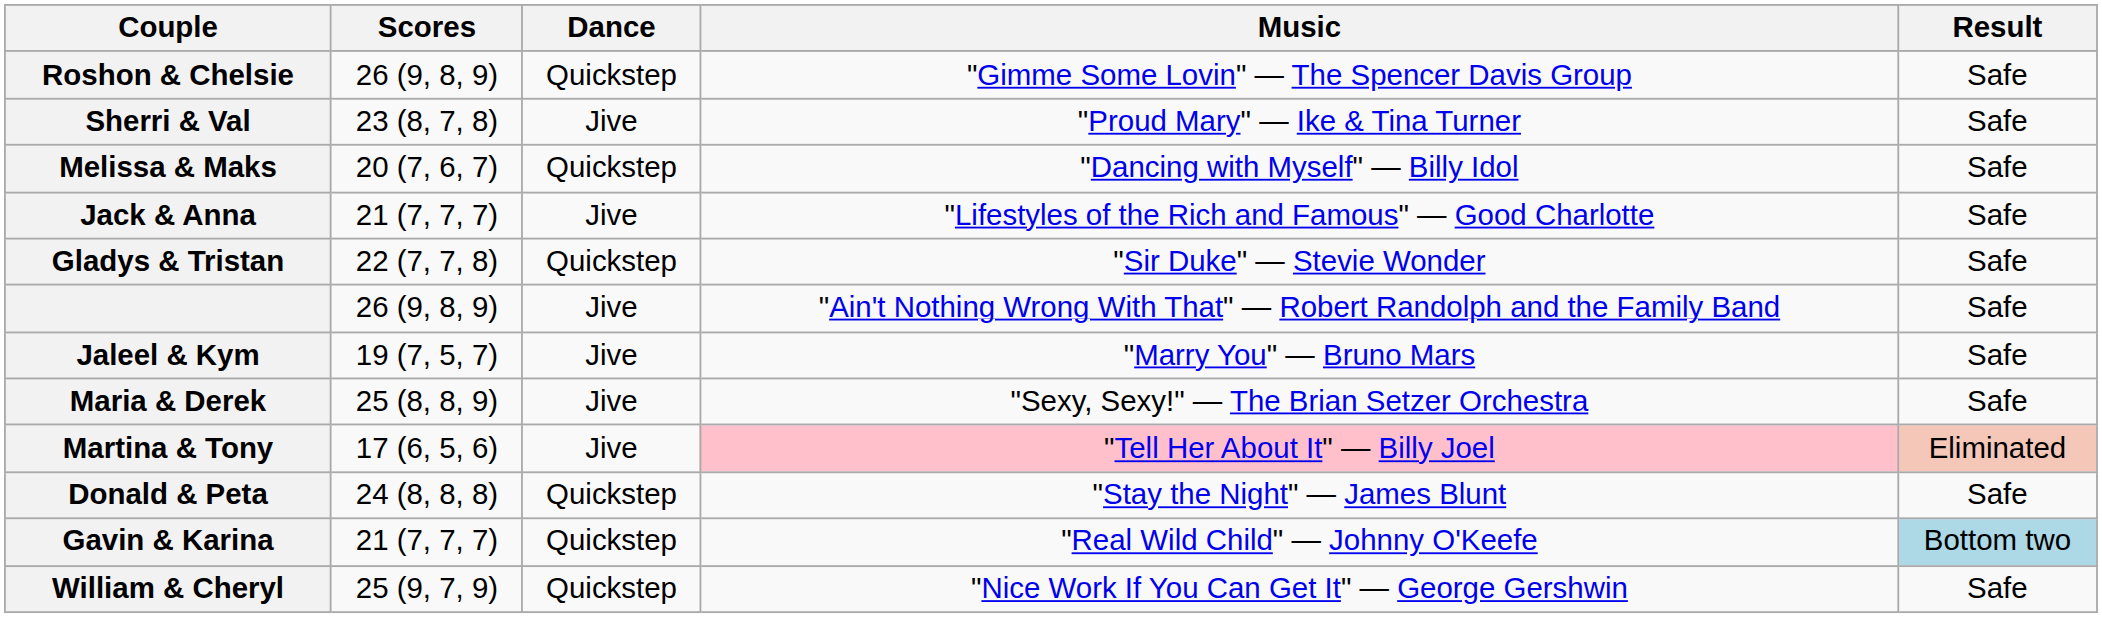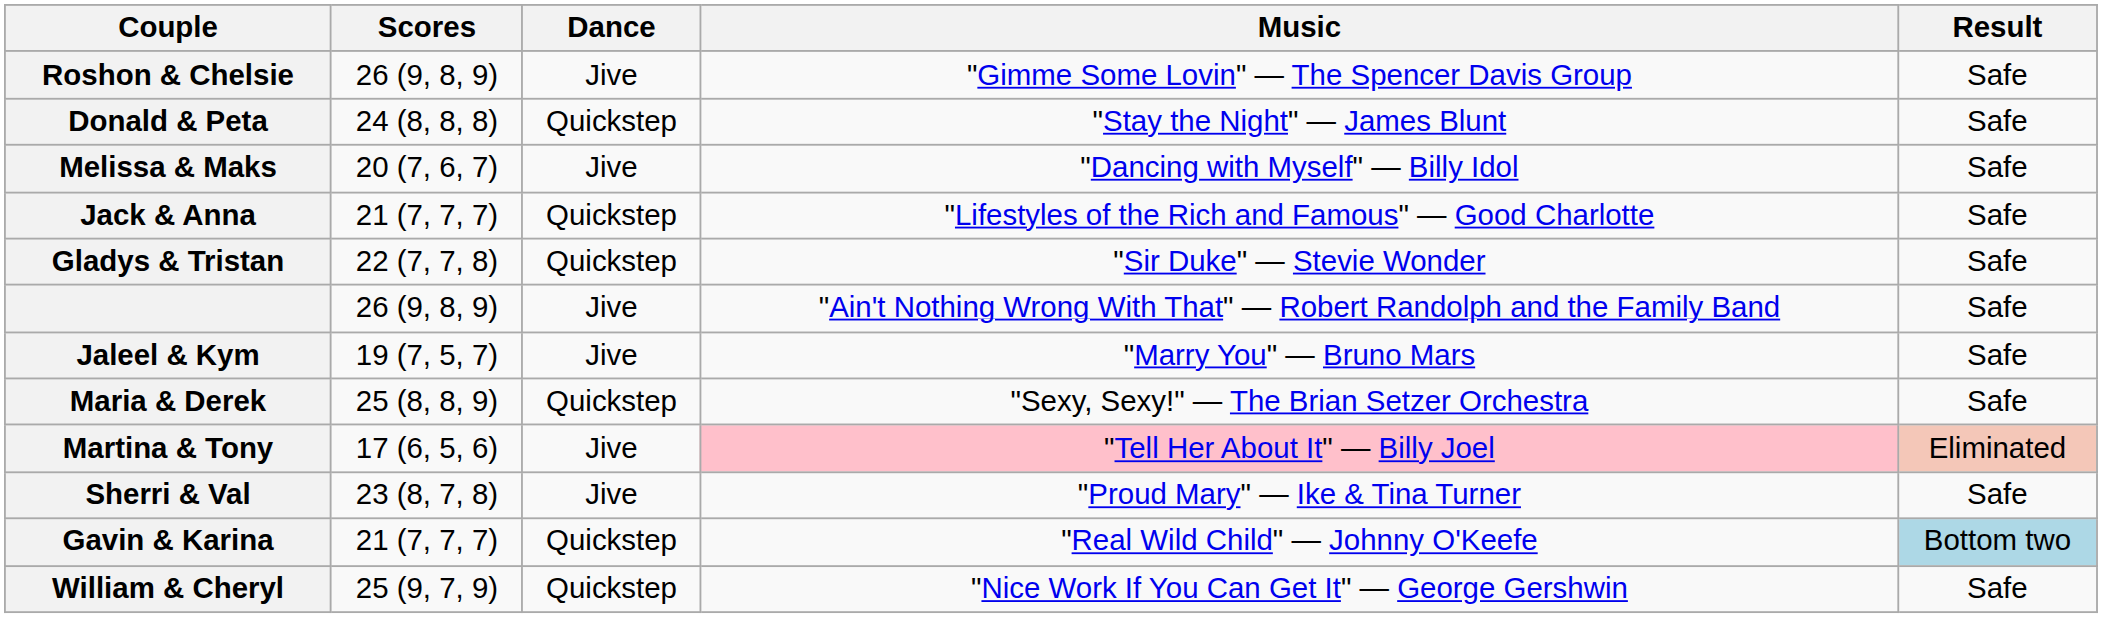(612, 74) Quickstep -> (612, 74) Jive
rows swapped: (168, 121) <-> (168, 494)
(612, 167) Quickstep -> (612, 167) Jive
(612, 214) Jive -> (612, 214) Quickstep
(612, 401) Jive -> (612, 401) Quickstep
